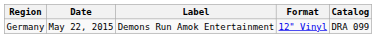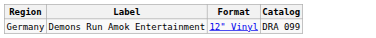- column: (81, 12)
